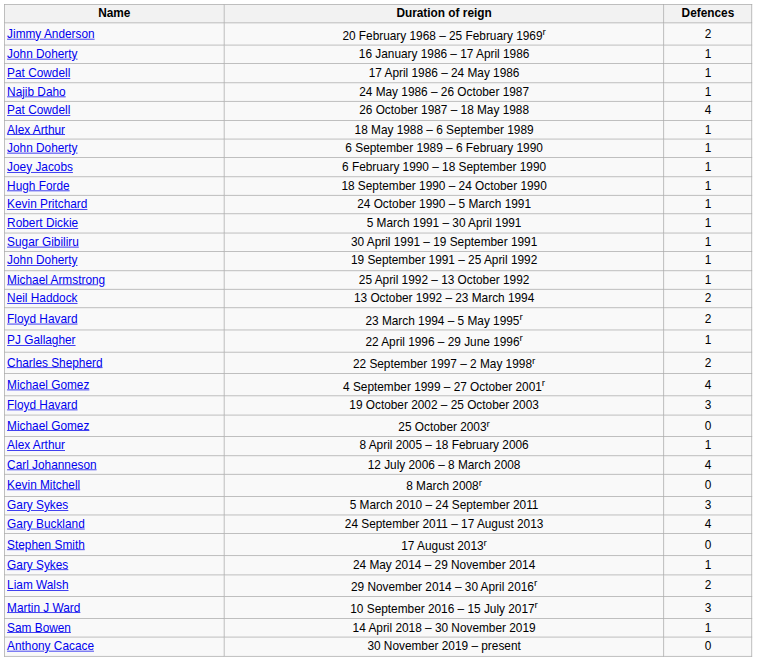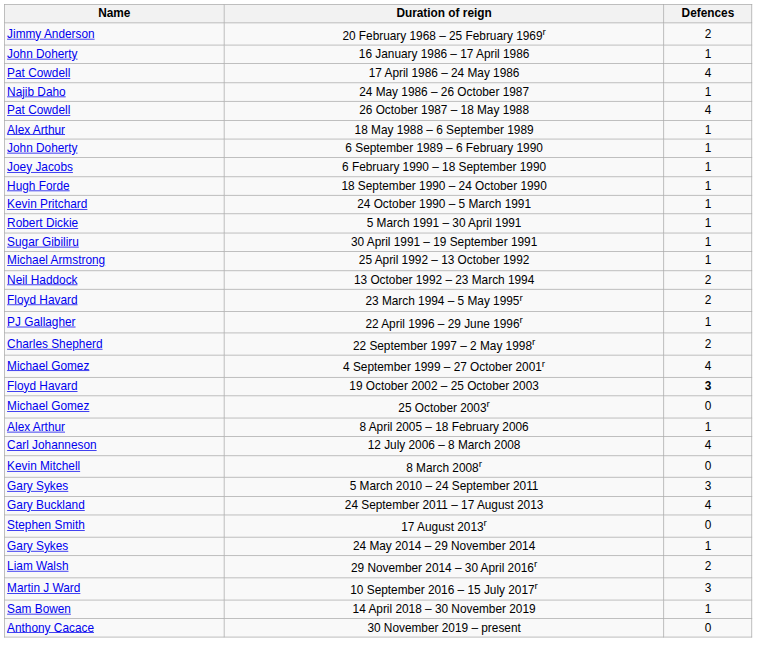(708, 73) 1 -> (708, 73) 4
- row: (444, 261)
(708, 405) normal -> (708, 386) bold
